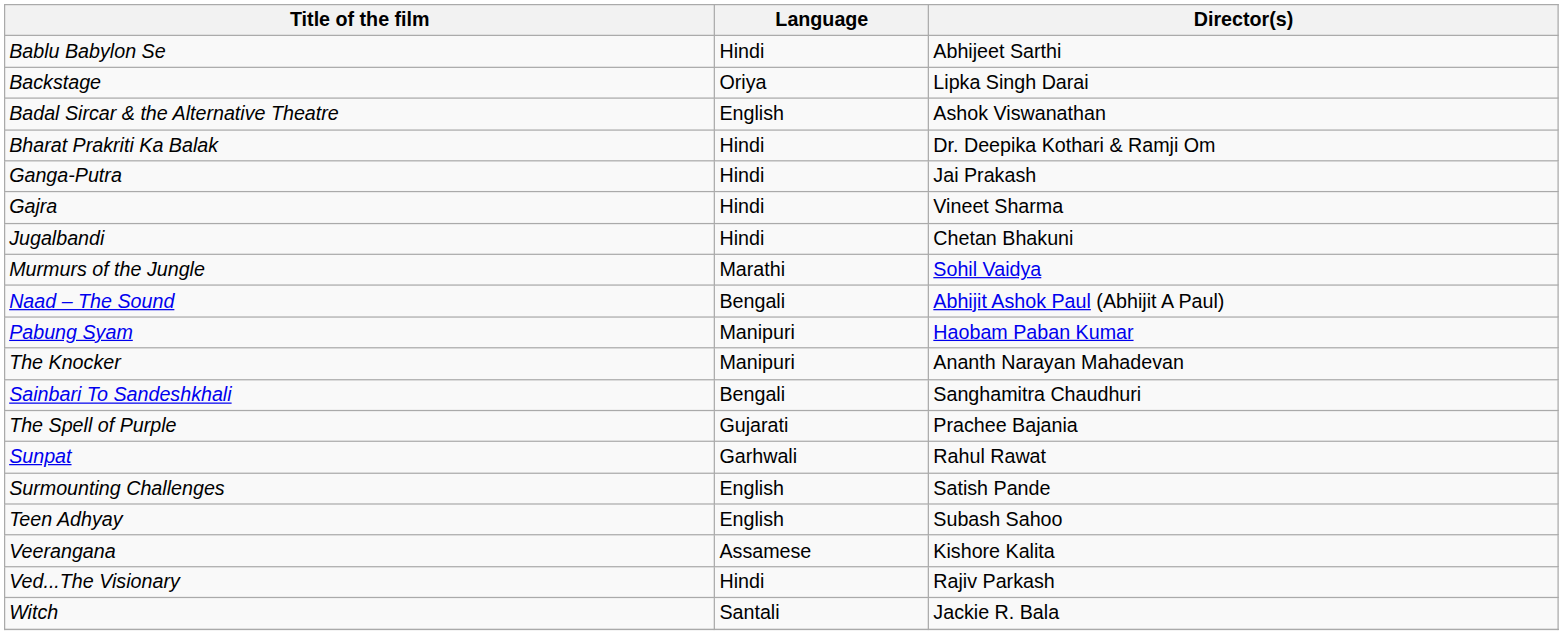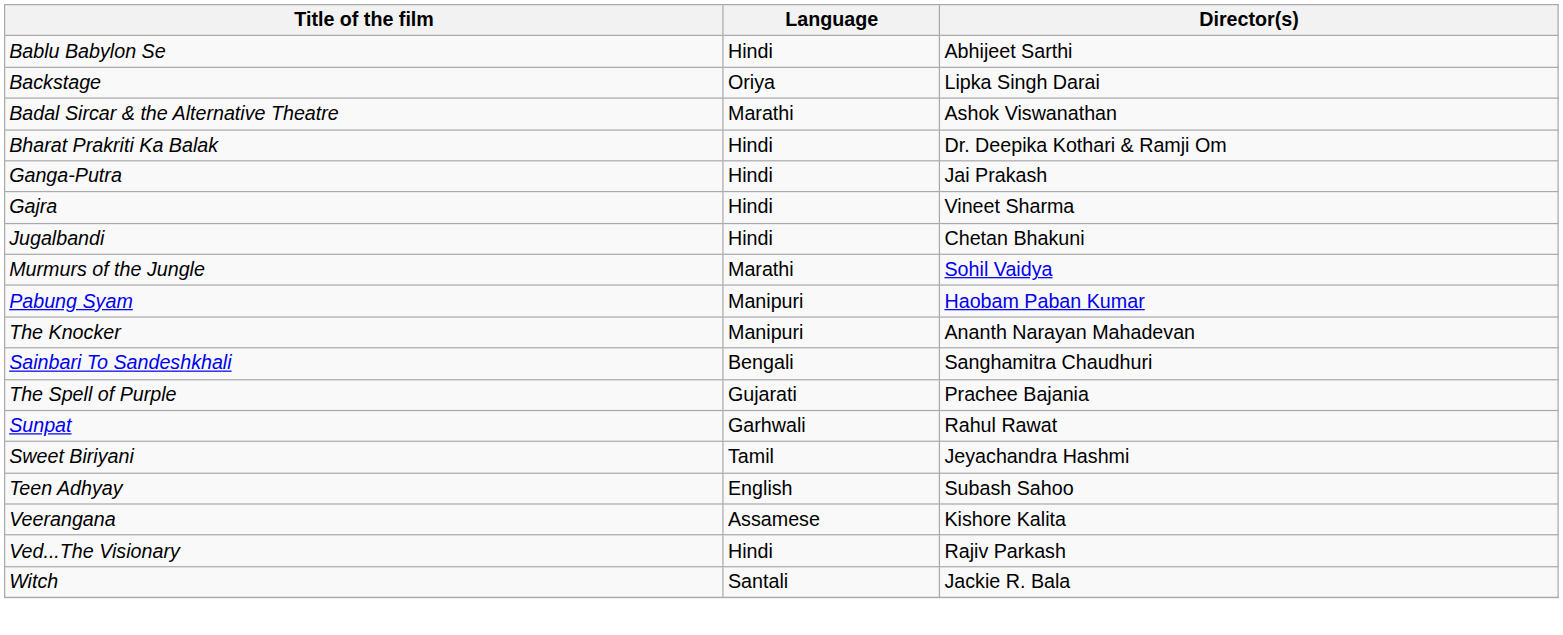(752, 113) English -> (761, 113) Marathi
- row: (92, 301)
- row: (117, 488)
+ row: (71, 457)
